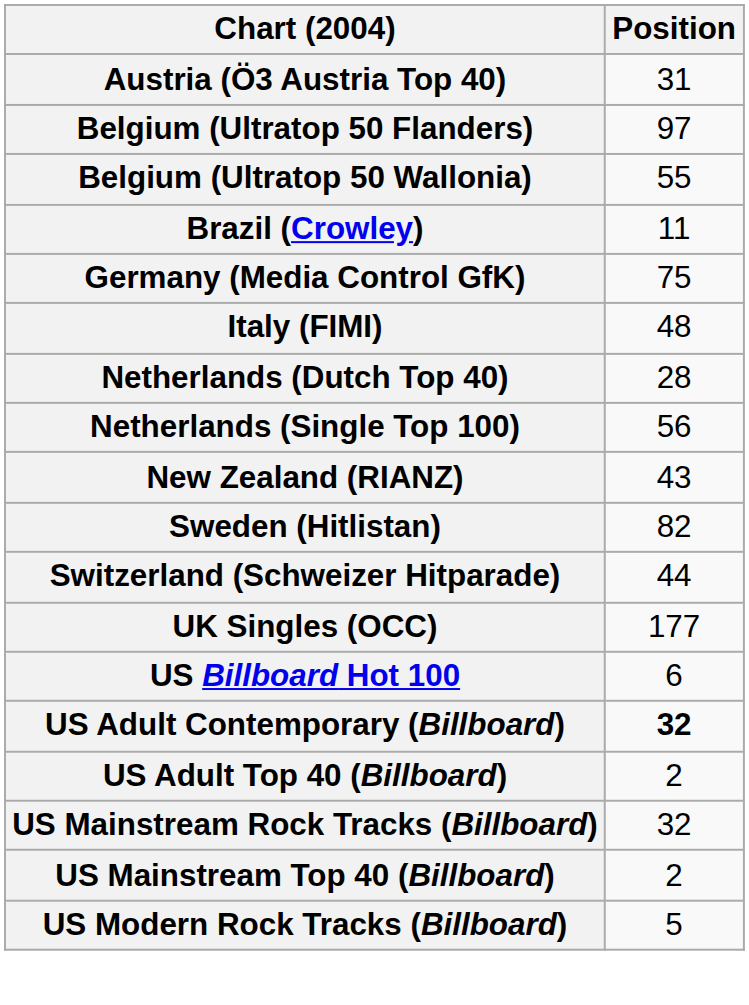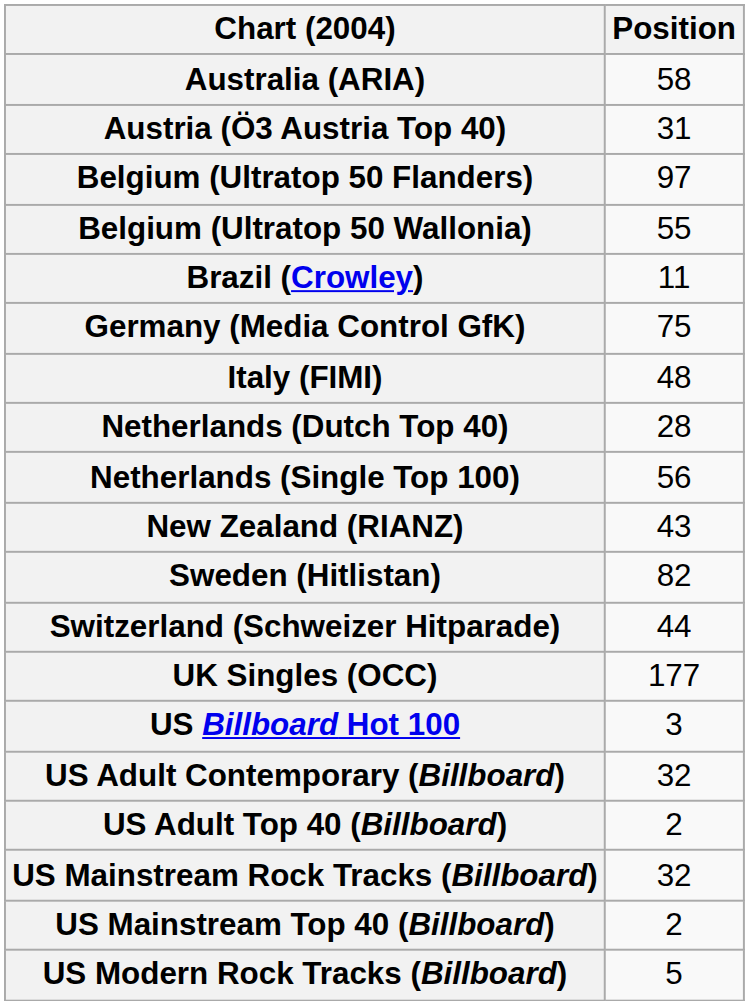+ row: (305, 79)
(674, 675) 6 -> (674, 725) 3
(674, 725) bold -> (674, 775) normal
